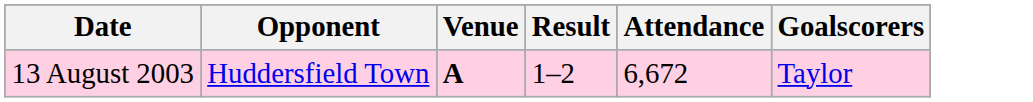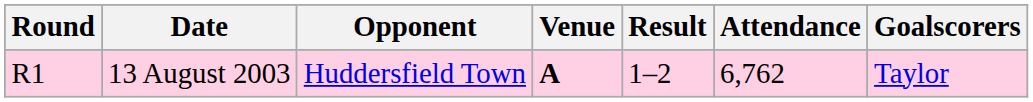+ column: (53, 27)
(656, 73) 6,672 -> (752, 73) 6,762
